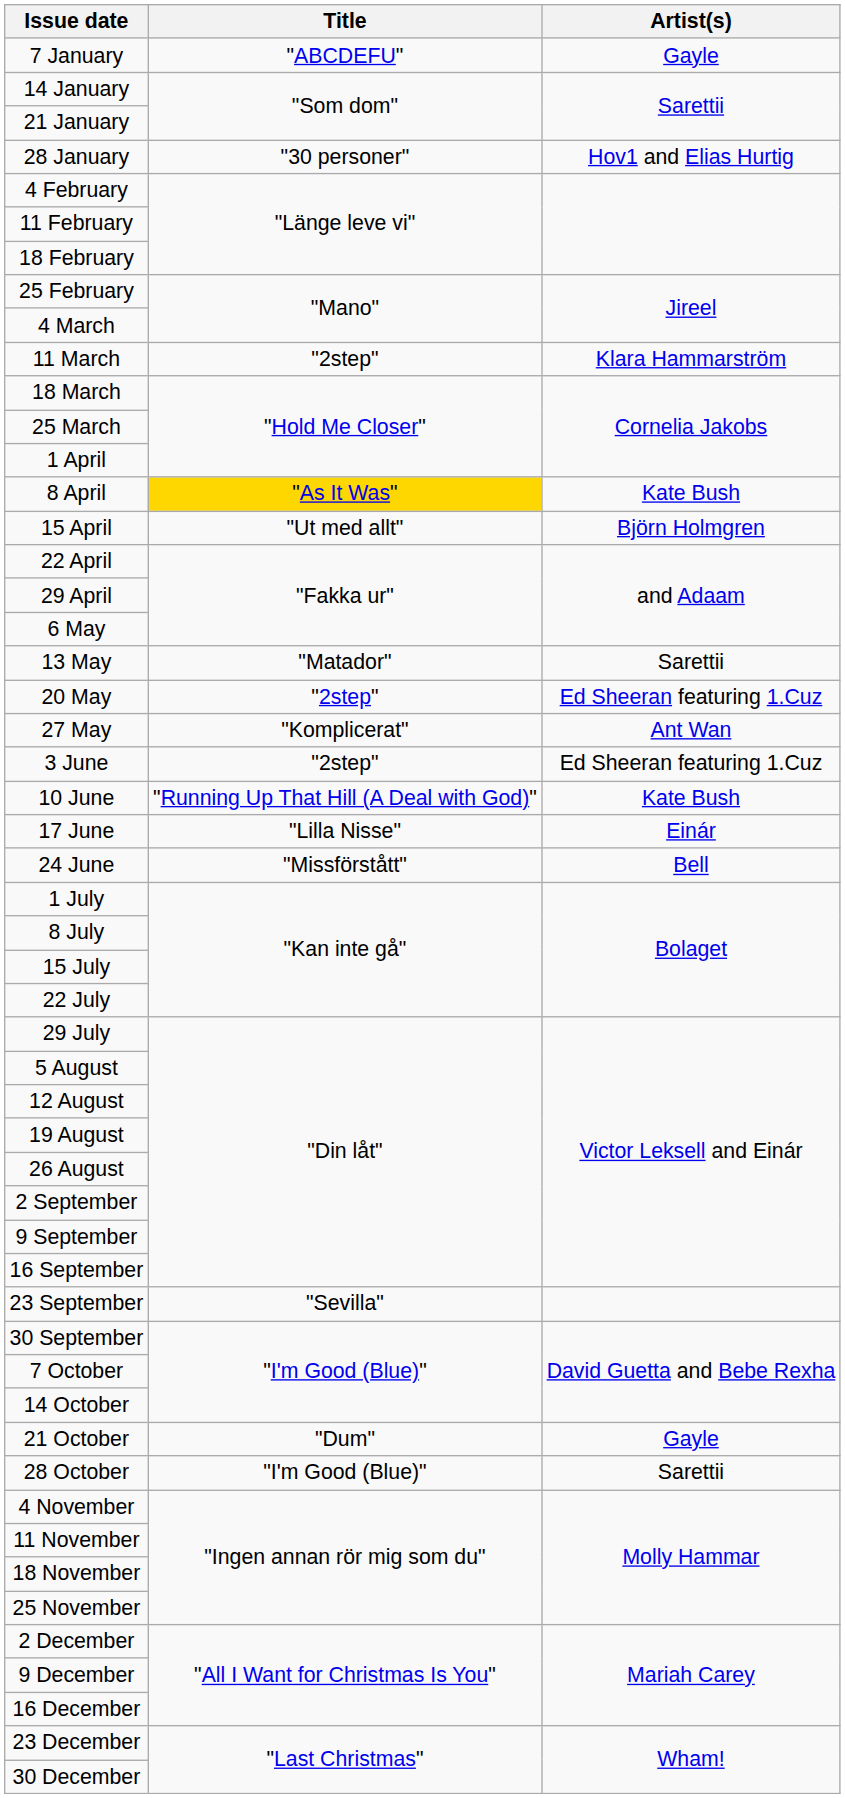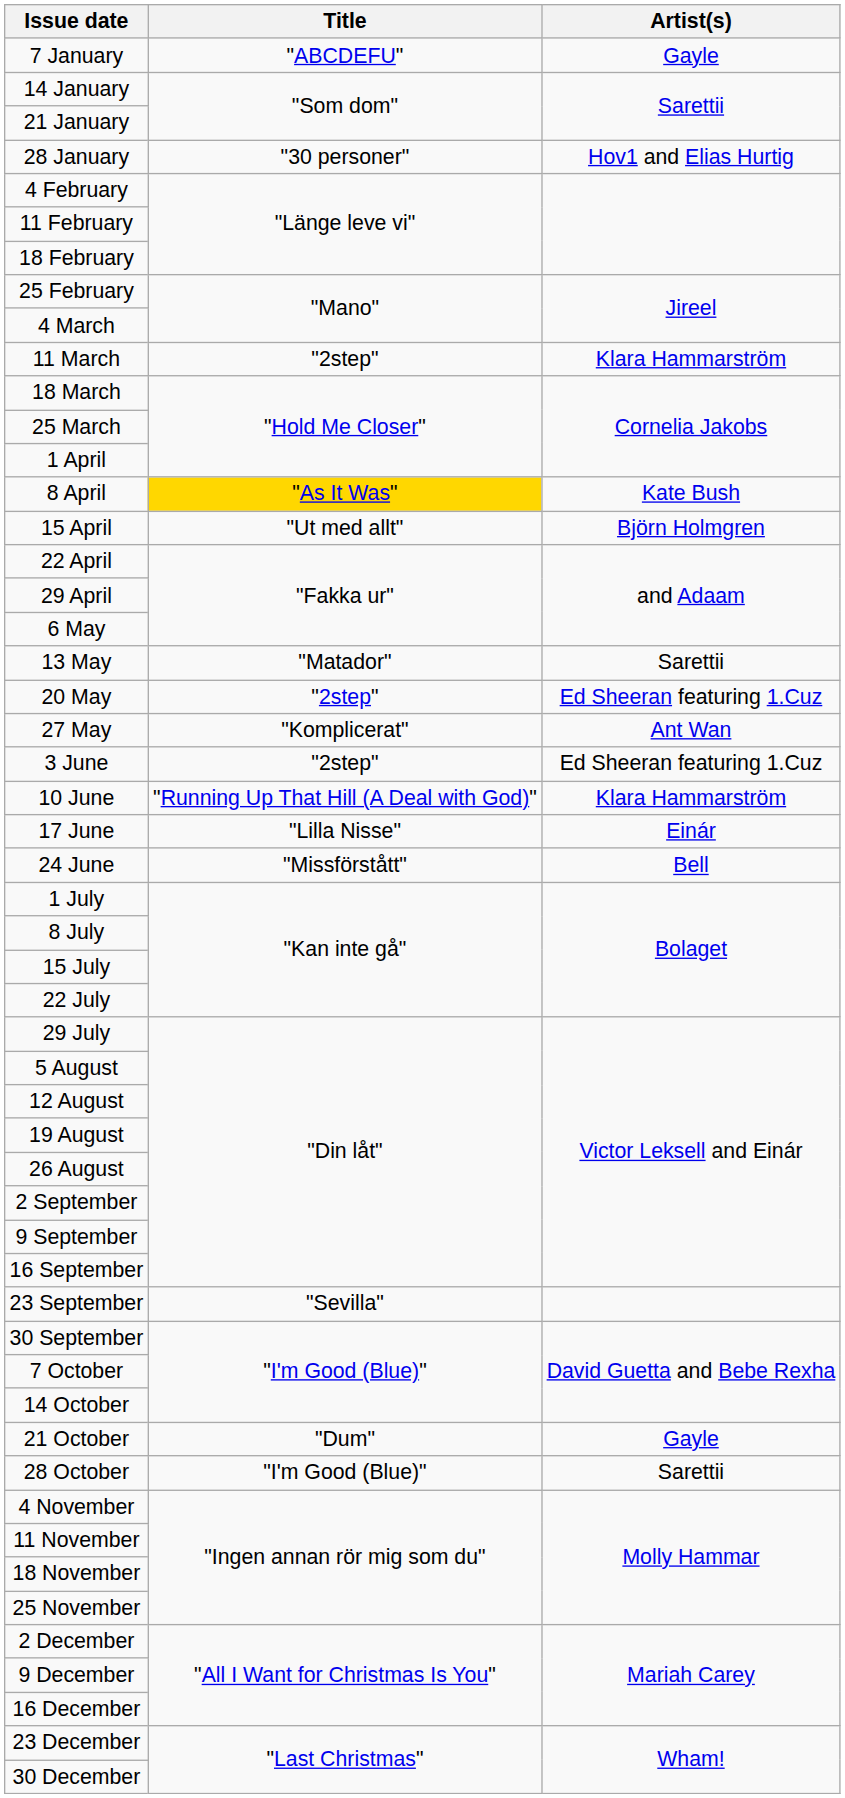(691, 797) Kate Bush -> (691, 797) Klara Hammarström
